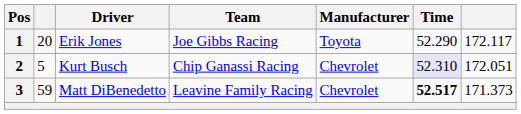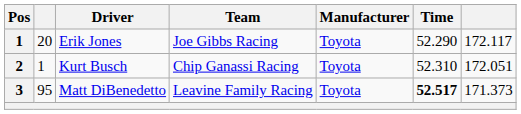(41, 66) 5 -> (41, 66) 1
(349, 66) Chevrolet -> (340, 66) Toyota
(437, 66) lavender background -> (437, 66) no background
(45, 90) 59 -> (45, 90) 95
(349, 90) Chevrolet -> (340, 90) Toyota
